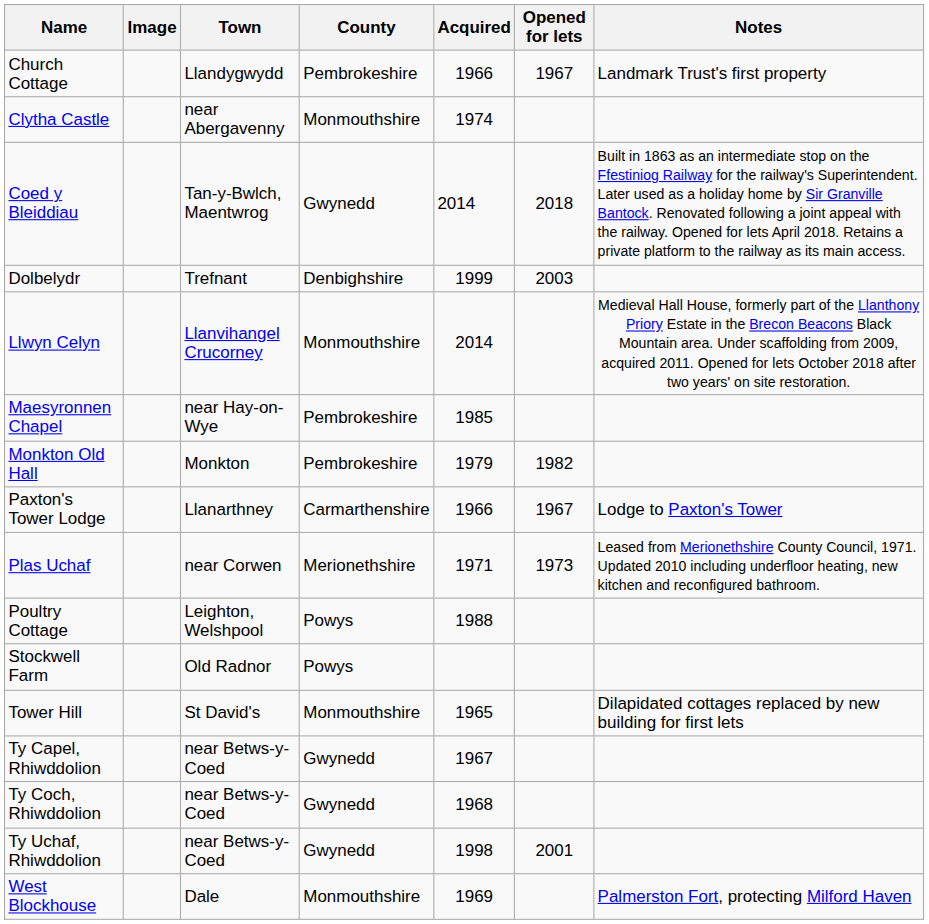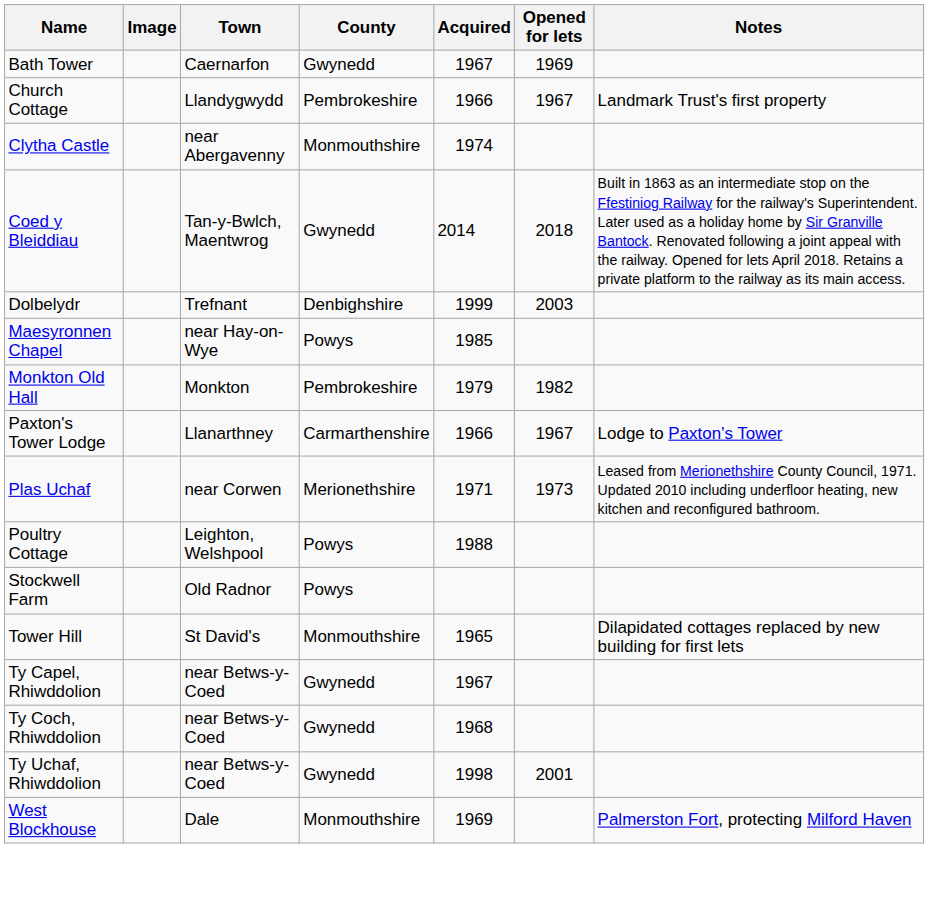+ row: (51, 63)
- row: (54, 343)
(360, 417) Pembrokeshire -> (328, 341) Powys
